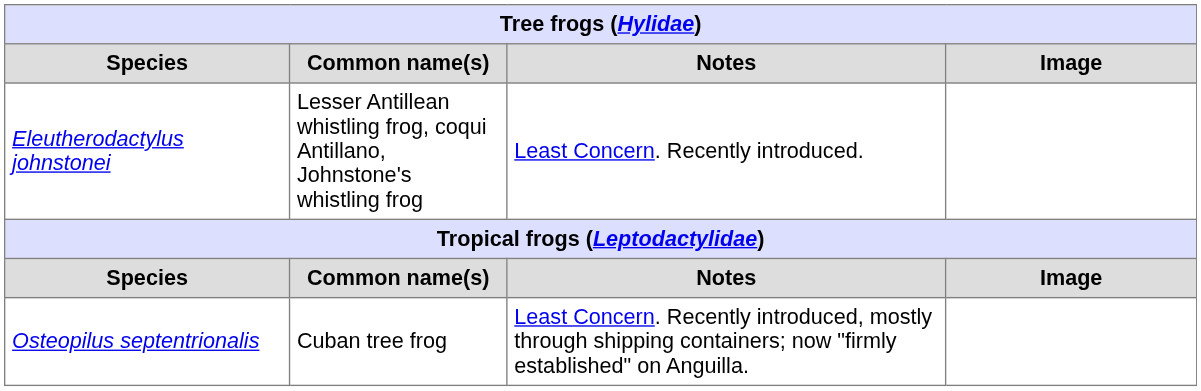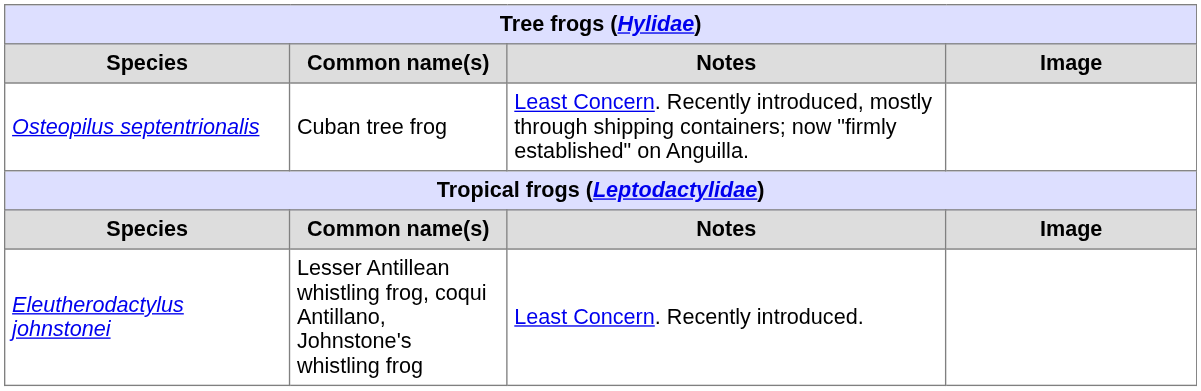rows swapped: (136, 341) <-> (98, 150)
